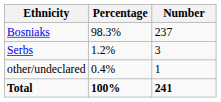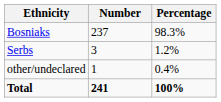columns swapped: (184, 13) <-> (120, 13)
